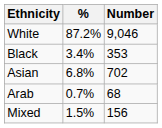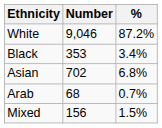columns swapped: (130, 14) <-> (83, 14)
